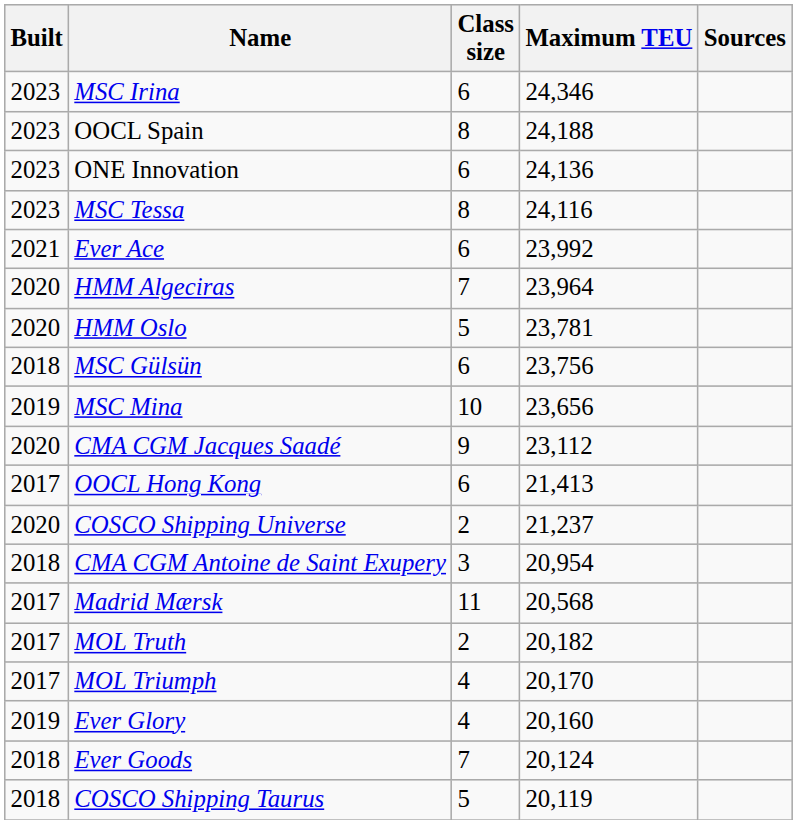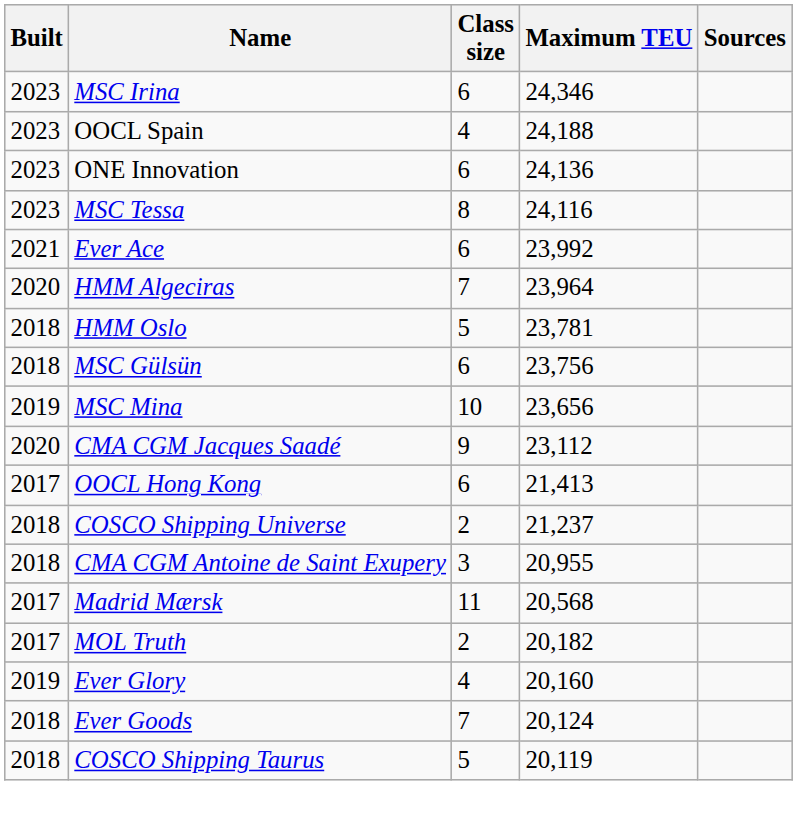(464, 130) 8 -> (464, 130) 4
(35, 327) 2020 -> (35, 327) 2018
(35, 524) 2020 -> (35, 524) 2018
(559, 563) 20,954 -> (559, 563) 20,955
- row: (145, 681)
